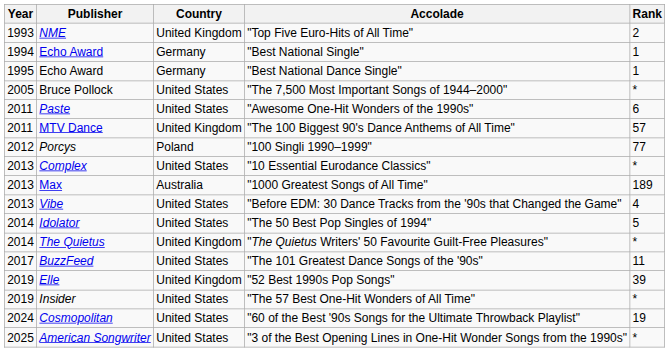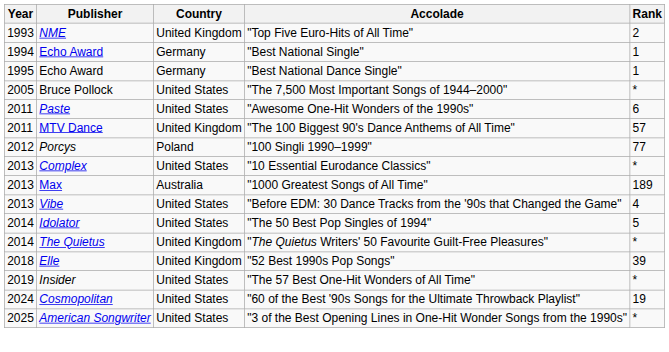- row: (365, 261)
(20, 280) 2019 -> (20, 261) 2018
